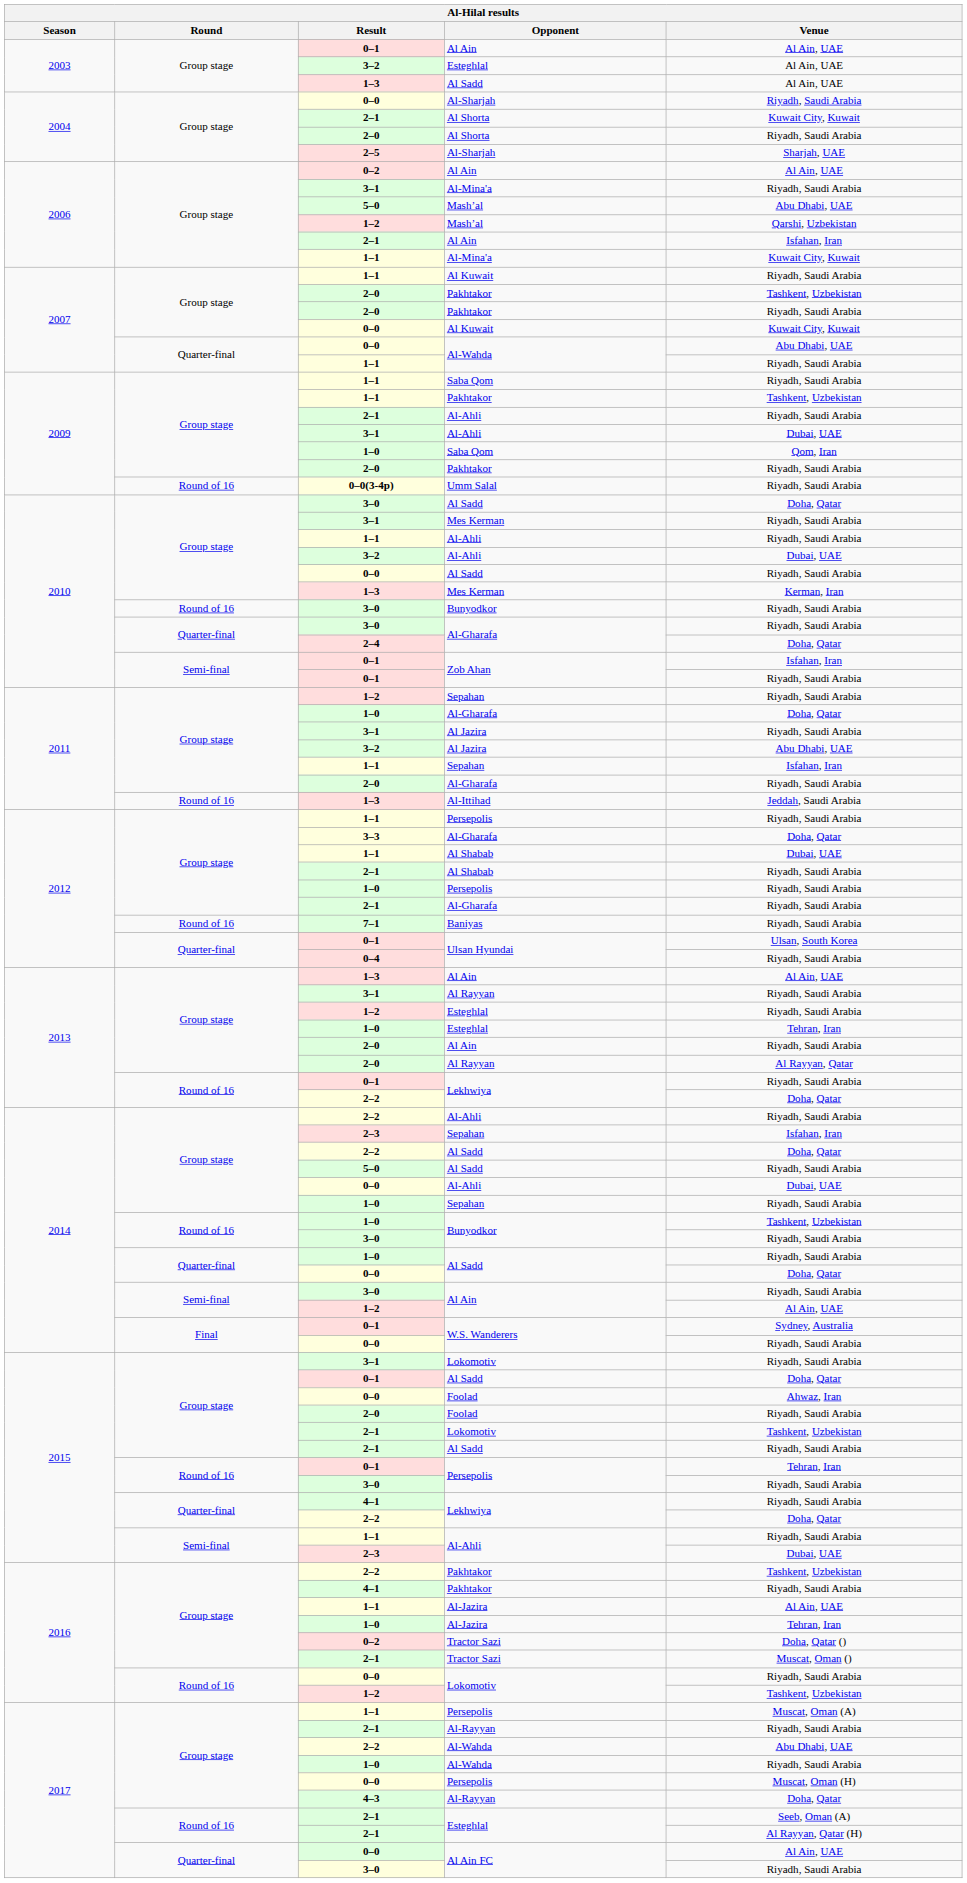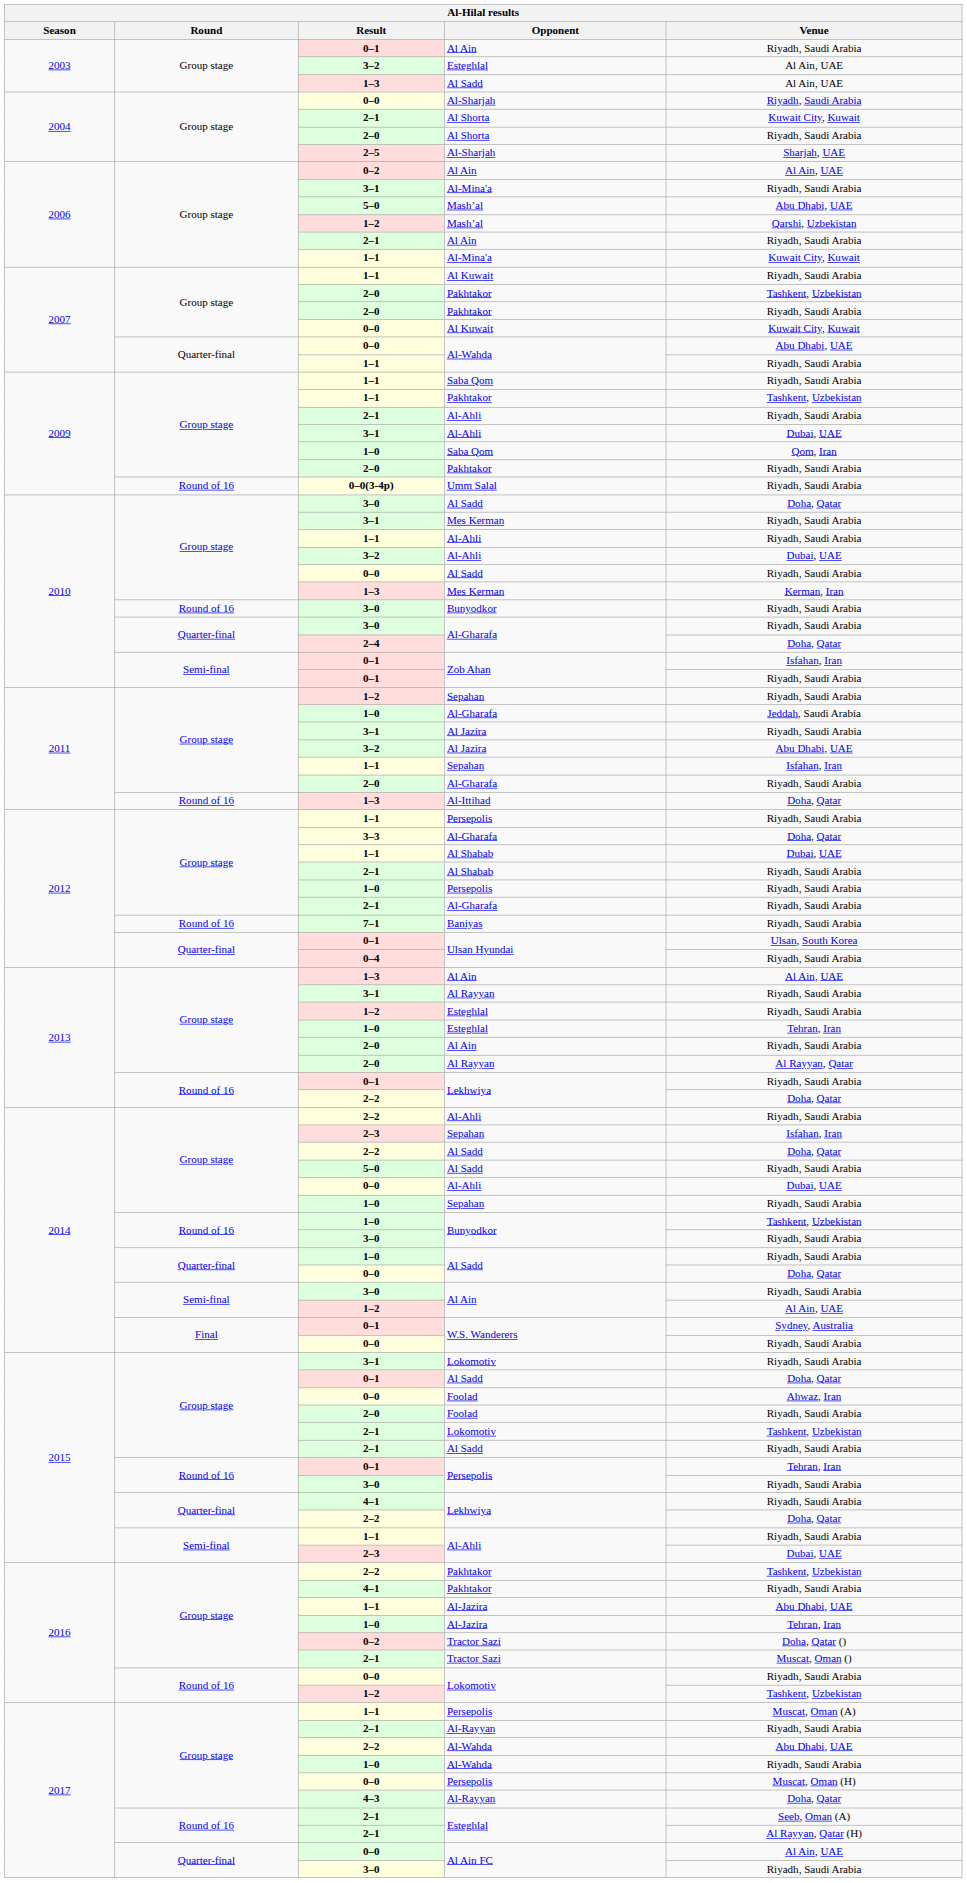(814, 48) Al Ain, UAE -> (814, 48) Riyadh, Saudi Arabia
(814, 240) Isfahan, Iran -> (814, 240) Riyadh, Saudi Arabia
(814, 713) Doha, Qatar -> (814, 713) Jeddah, Saudi Arabia
(814, 801) Jeddah, Saudi Arabia -> (814, 801) Doha, Qatar
(814, 1606) Al Ain, UAE -> (814, 1606) Abu Dhabi, UAE
